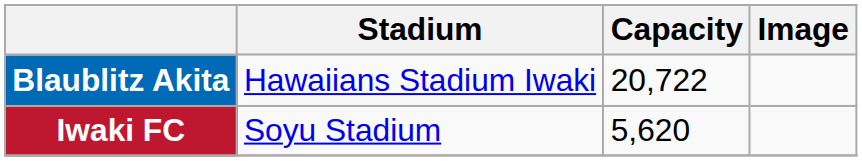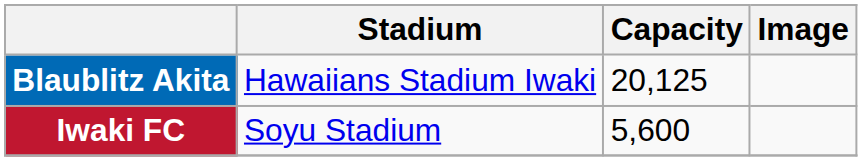(659, 79) 20,722 -> (659, 79) 20,125
(650, 130) 5,620 -> (650, 130) 5,600
